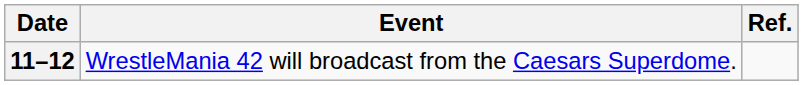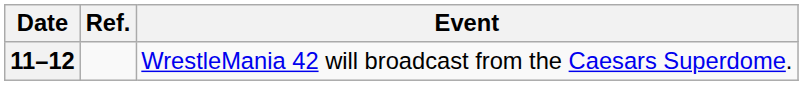columns swapped: (411, 23) <-> (770, 23)
